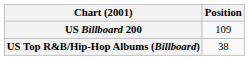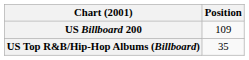(223, 47) 38 -> (223, 47) 35
